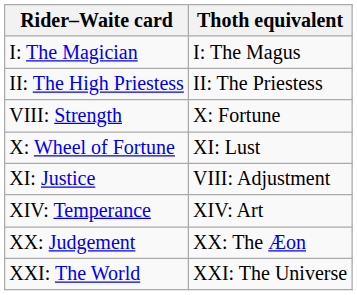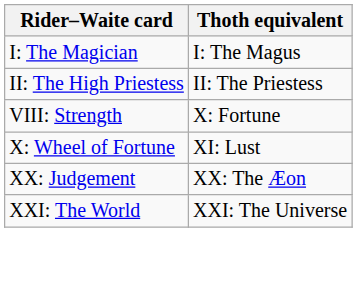- row: (52, 178)
- row: (80, 210)
